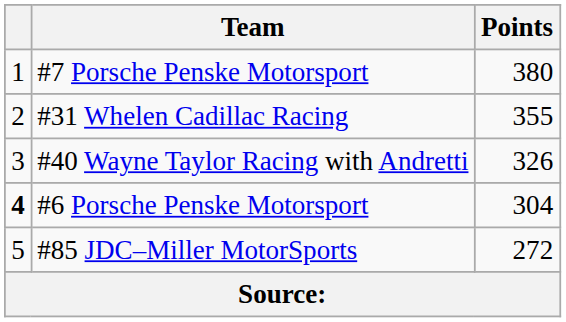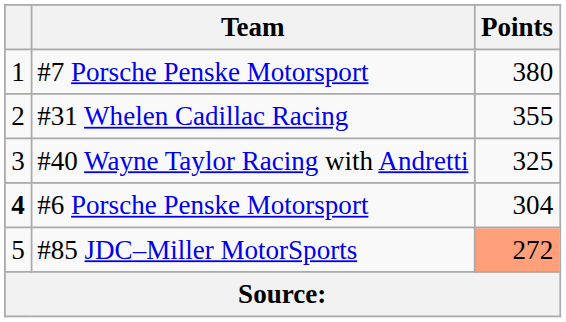(533, 160) 326 -> (533, 160) 325
(533, 250) no background -> (533, 250) lightsalmon background
